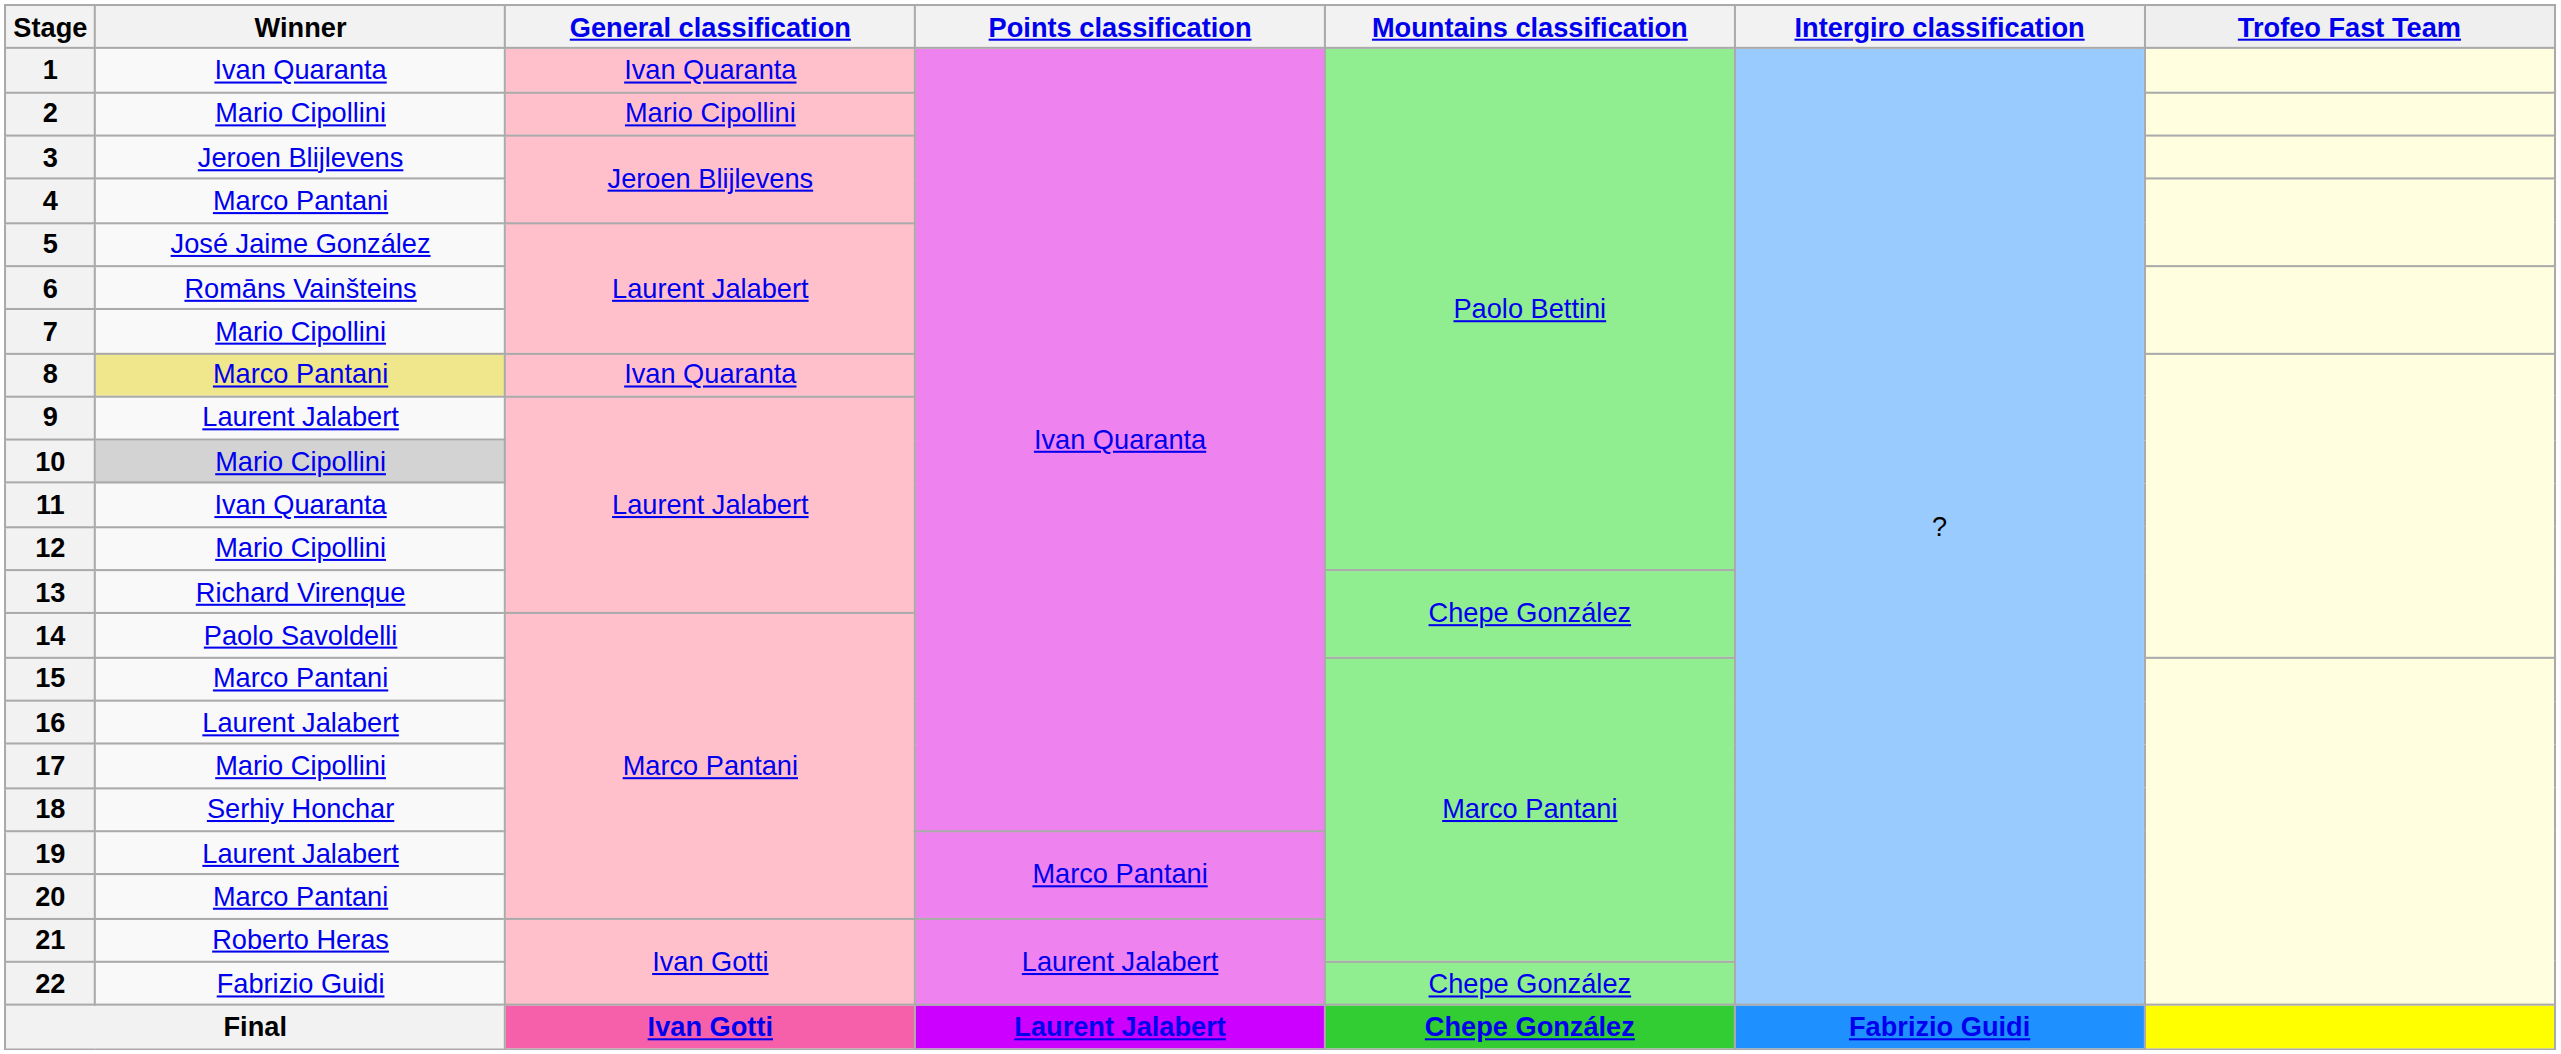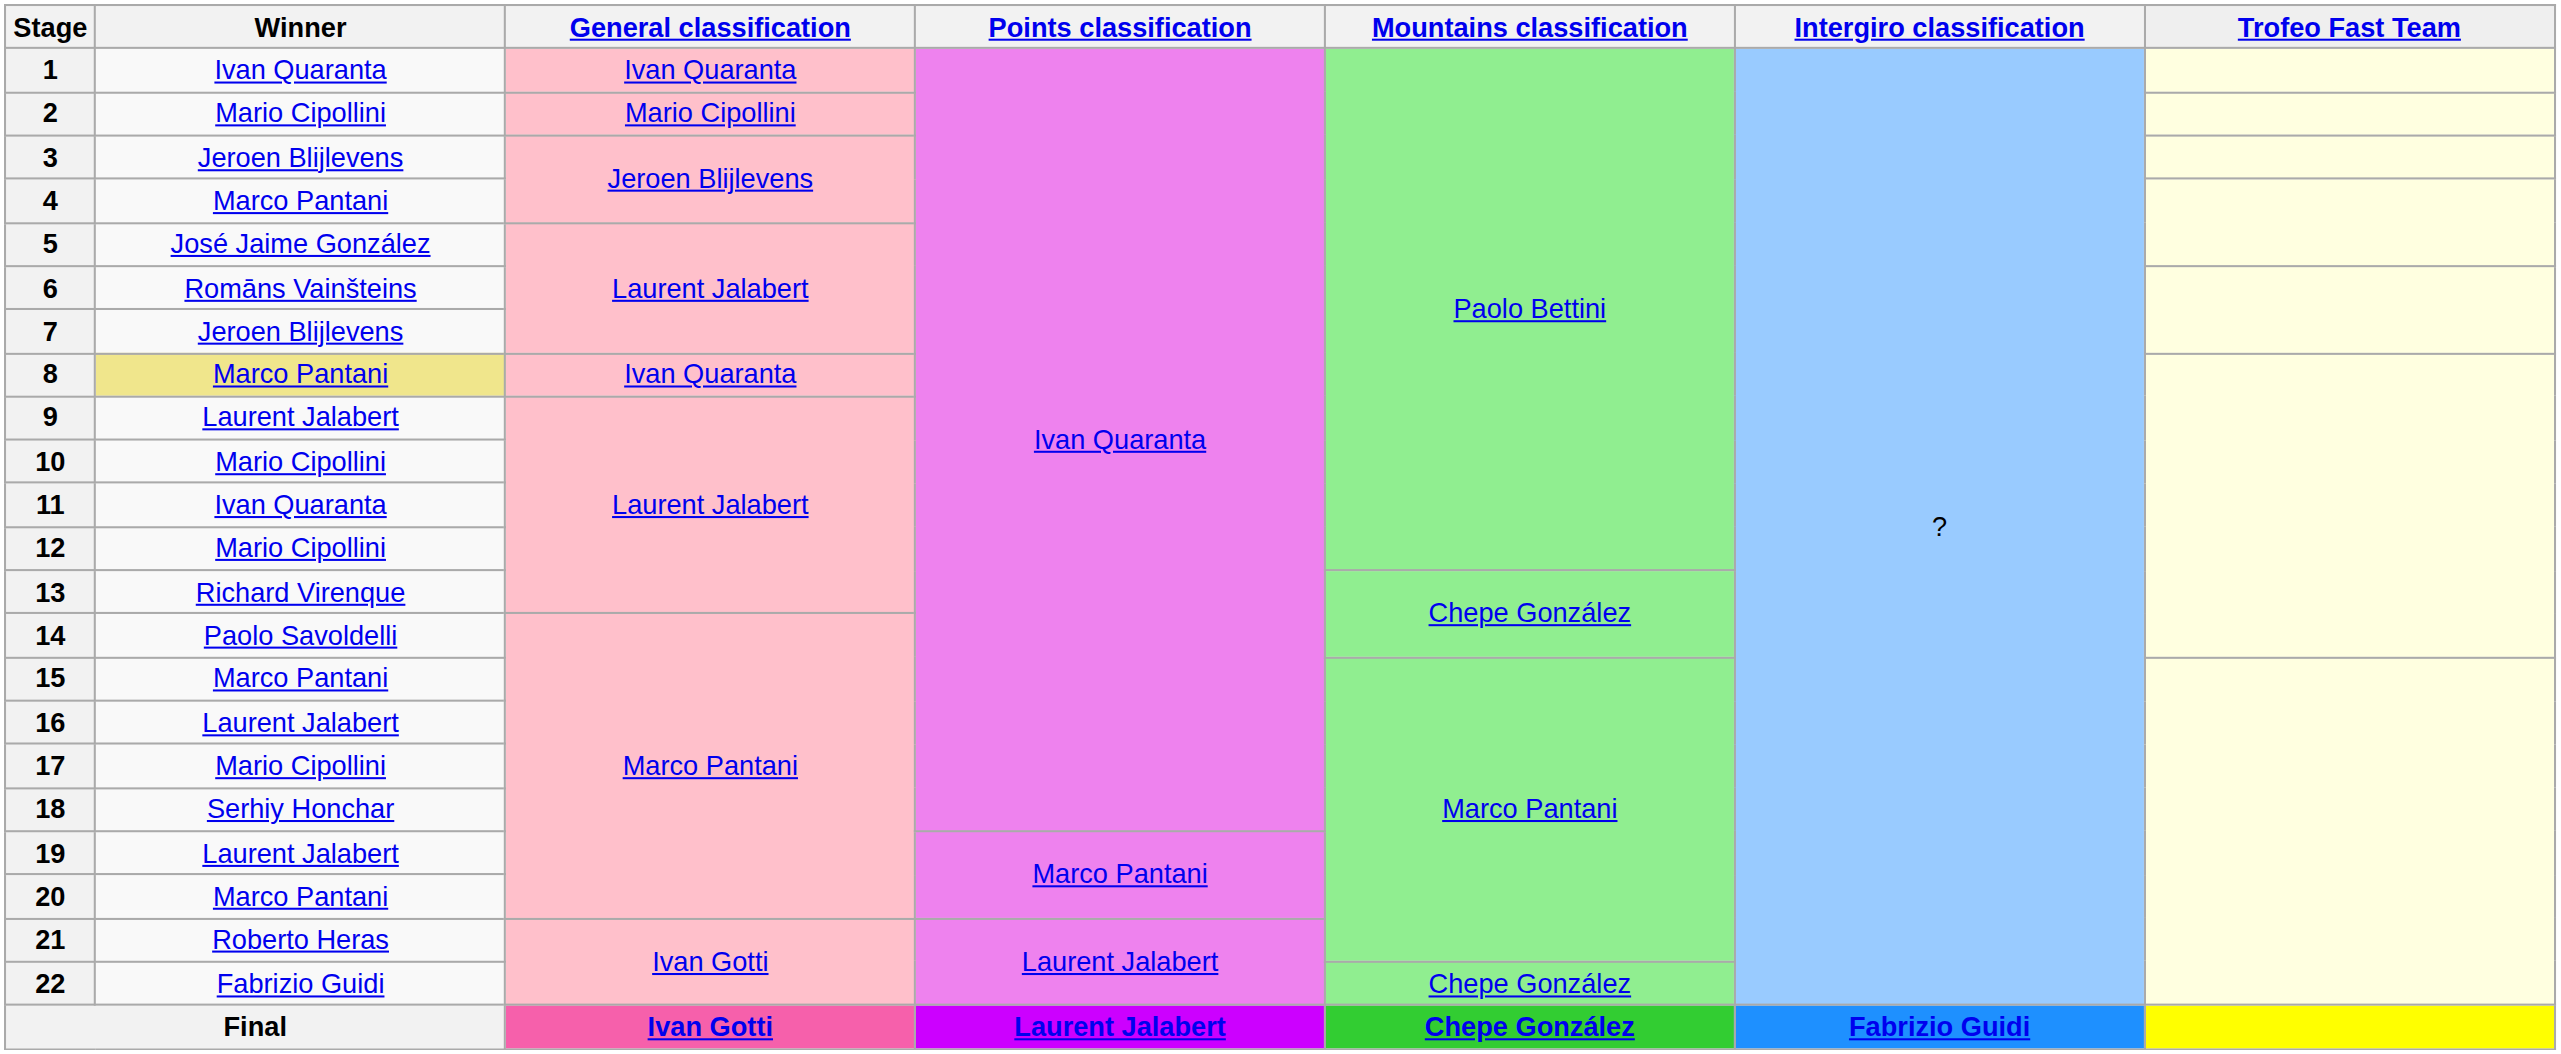(301, 331) Mario Cipollini -> (301, 331) Jeroen Blijlevens
(301, 462) lightgrey background -> (301, 462) no background
